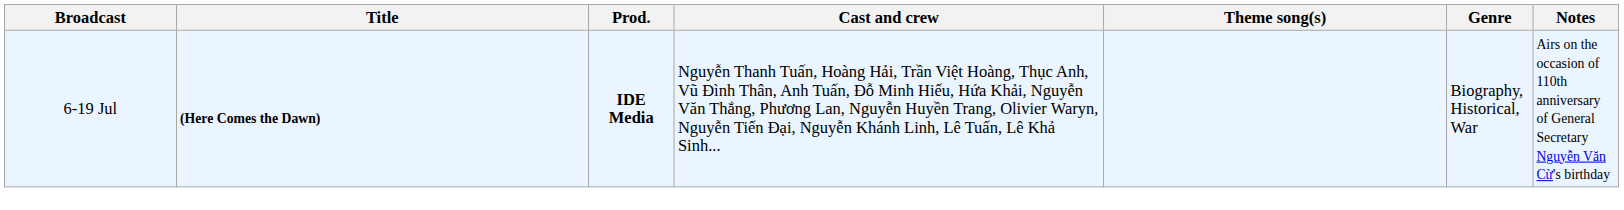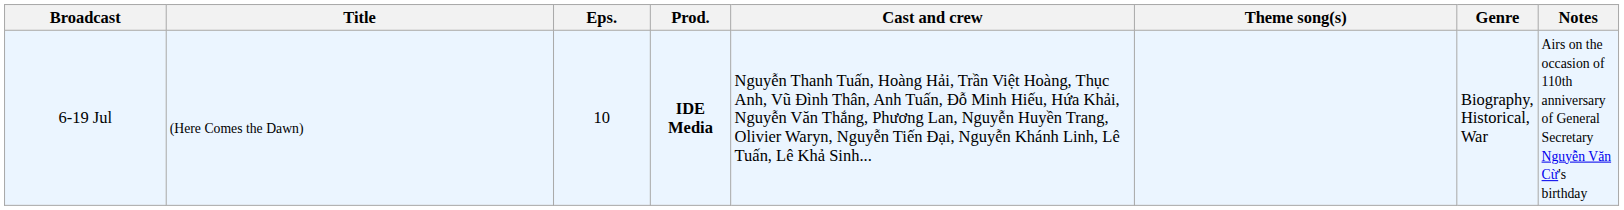+ column: (602, 17)
(250, 117) bold -> (237, 128) normal
